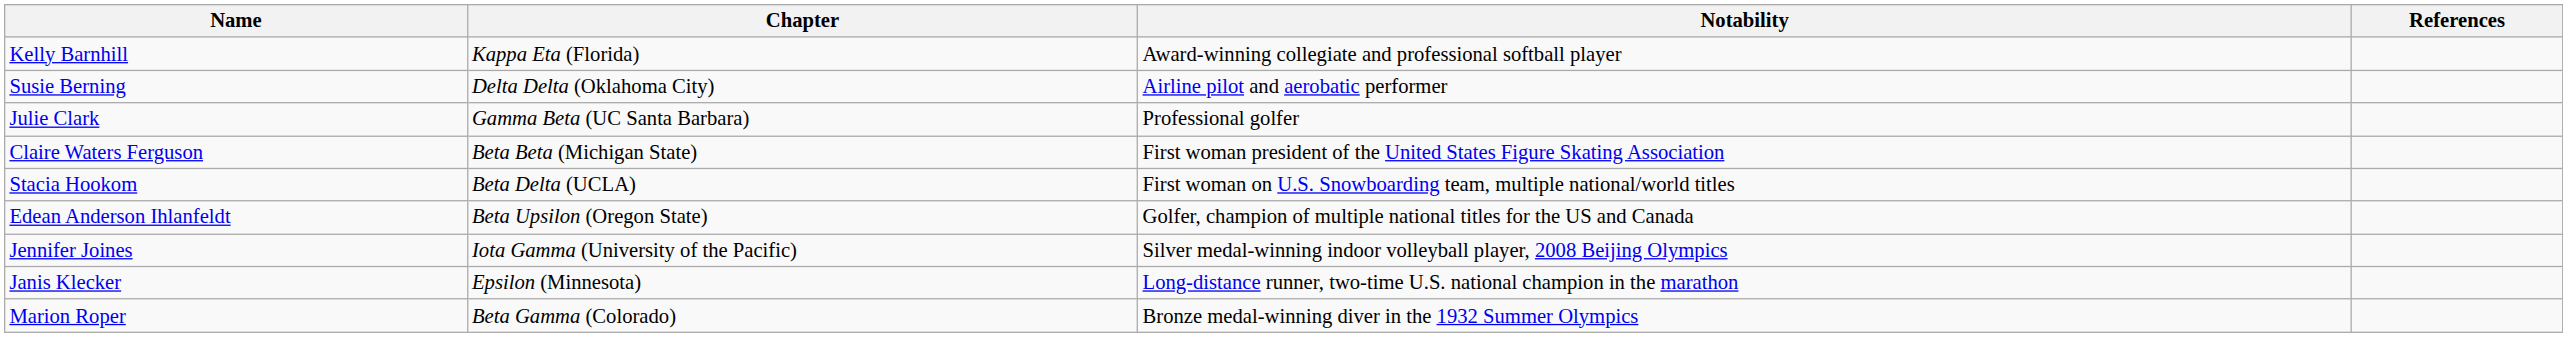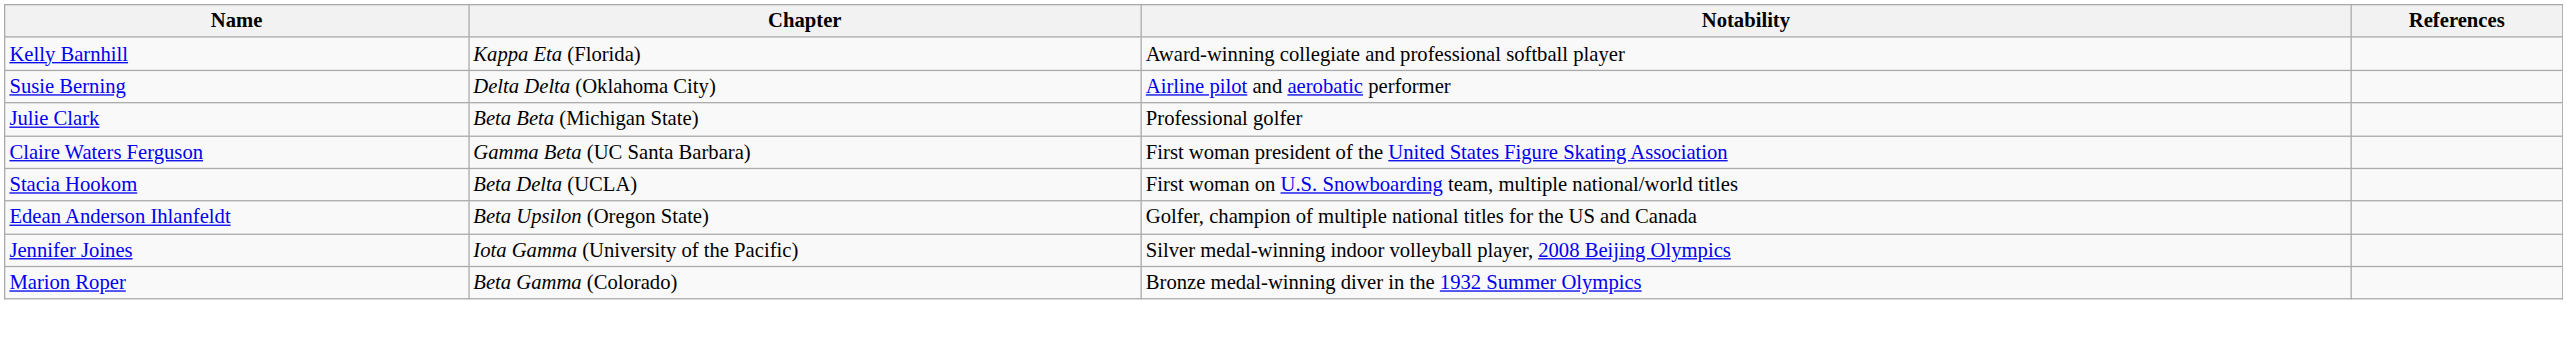(611, 119) Gamma Beta (UC Santa Barbara) -> (586, 119) Beta Beta (Michigan State)
(585, 151) Beta Beta (Michigan State) -> (612, 151) Gamma Beta (UC Santa Barbara)
- row: (65, 282)
